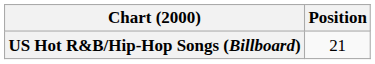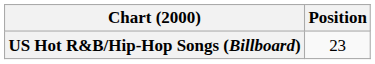(338, 44) 21 -> (338, 44) 23
